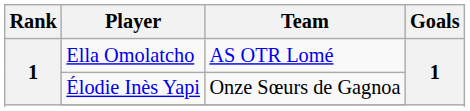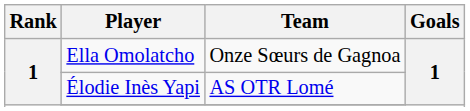(271, 55) AS OTR Lomé -> (305, 55) Onze Sœurs de Gagnoa
(305, 88) Onze Sœurs de Gagnoa -> (271, 88) AS OTR Lomé
